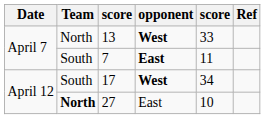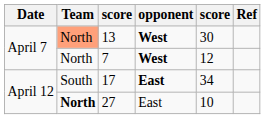(76, 37) no background -> (76, 37) lightsalmon background
(207, 37) 33 -> (207, 37) 30
(76, 59) South -> (76, 59) North
(151, 59) East -> (153, 59) West
(206, 59) 11 -> (207, 59) 12
(153, 80) West -> (151, 80) East
